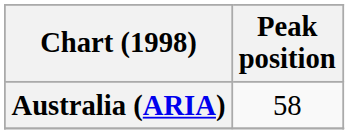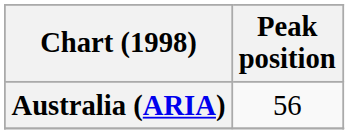(287, 104) 58 -> (287, 104) 56
